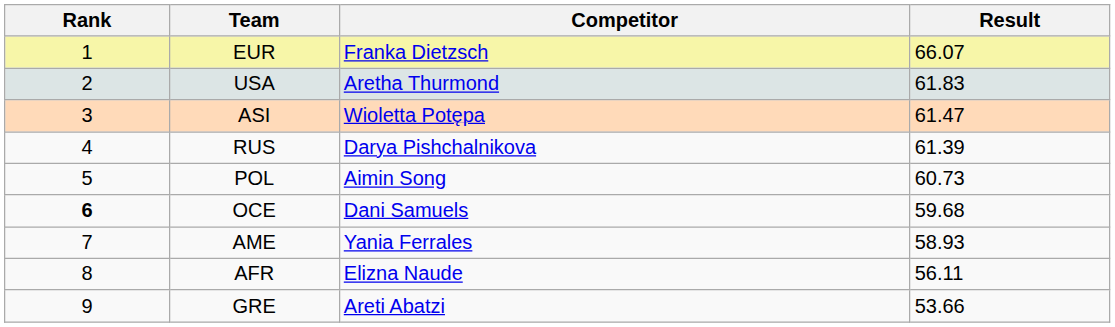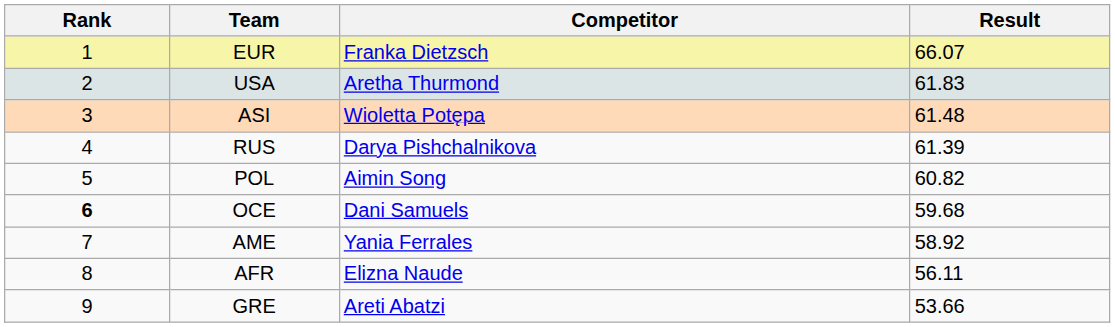(940, 115) 61.47 -> (940, 115) 61.48
(940, 178) 60.73 -> (940, 178) 60.82
(940, 242) 58.93 -> (940, 242) 58.92
